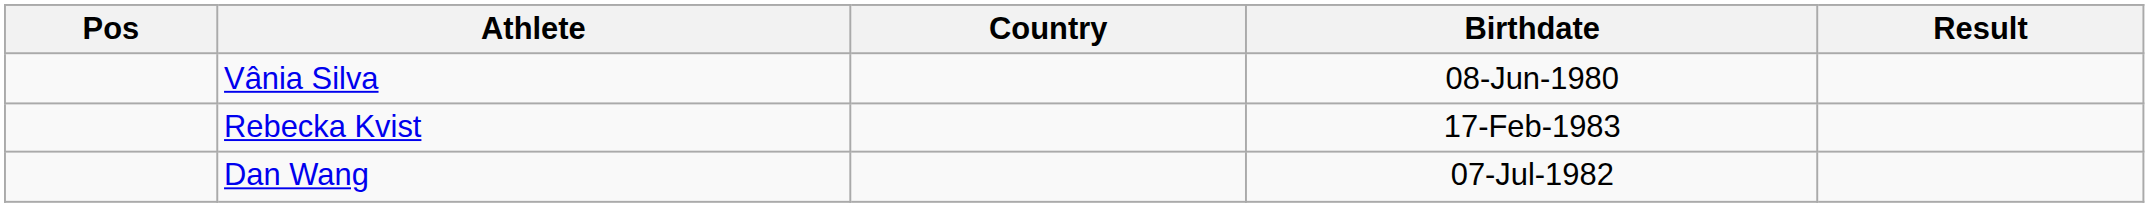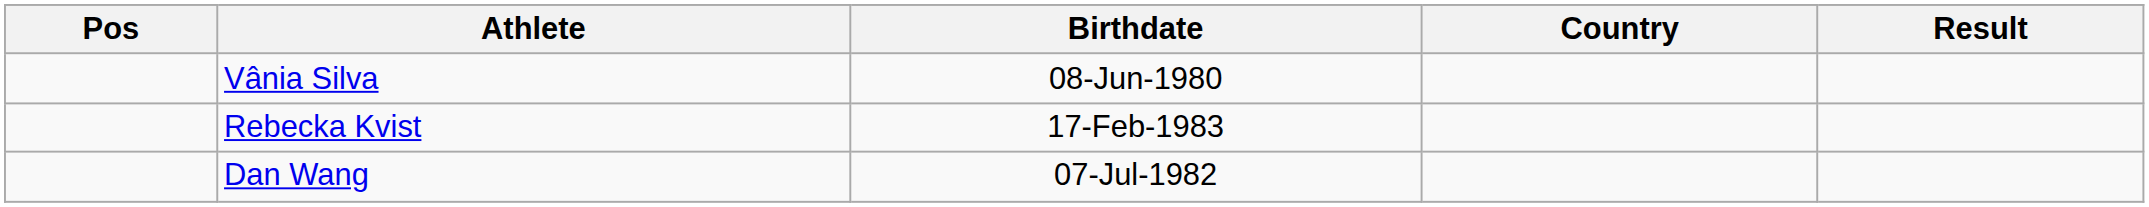columns swapped: (1532, 28) <-> (1048, 28)
